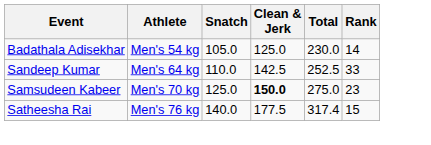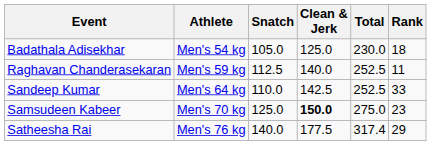(352, 49) 14 -> (399, 49) 18
+ row: (89, 69)
(352, 110) 15 -> (399, 130) 29
